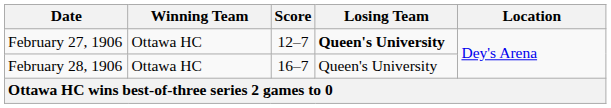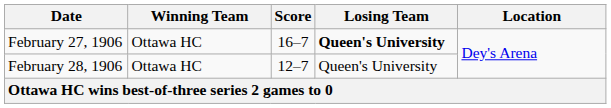(293, 41) 12–7 -> (293, 41) 16–7
(293, 66) 16–7 -> (293, 66) 12–7
